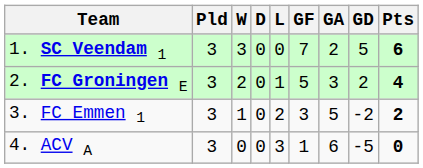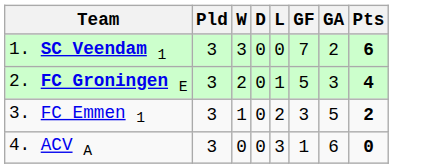- column: (363, 20)
